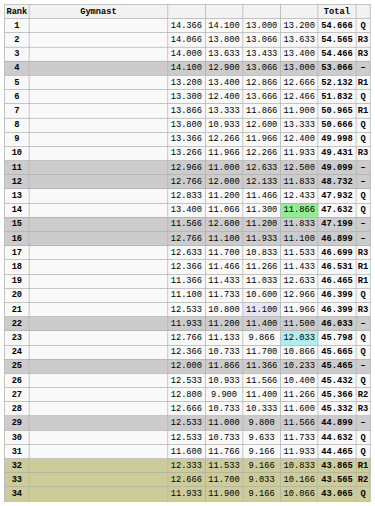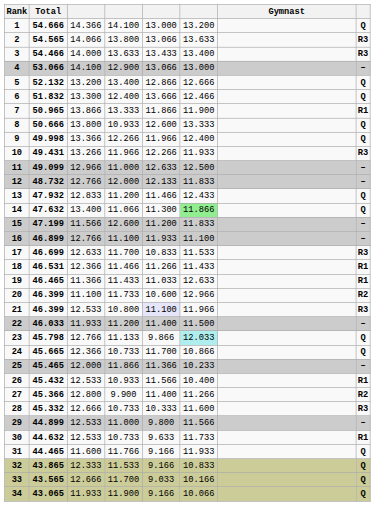columns swapped: (98, 11) <-> (337, 11)
(363, 82) R1 -> (363, 82) Q
(363, 295) Q -> (363, 295) R2
(363, 381) Q -> (363, 381) R1
(363, 437) Q -> (363, 437) R1
(363, 466) R1 -> (363, 466) Q
(363, 480) R2 -> (363, 480) Q
